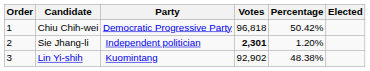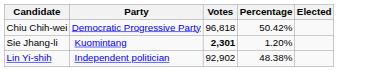- column: (20, 12)
(152, 43) Independent politician -> (99, 43) Kuomintang
(130, 58) Kuomintang -> (121, 58) Independent politician
